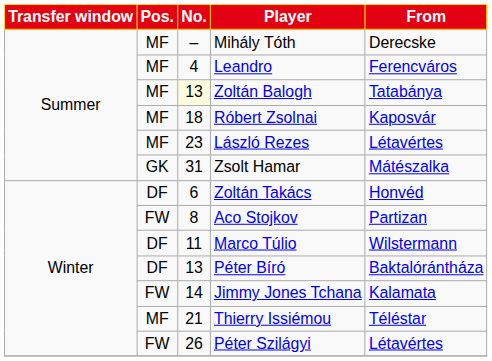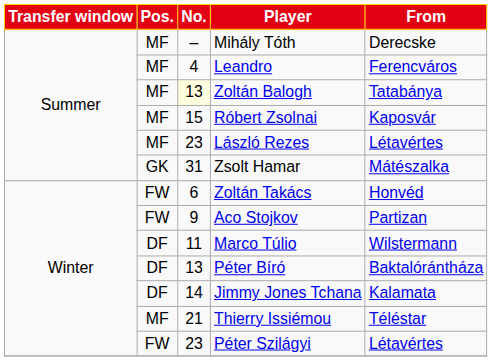(194, 117) 18 -> (194, 117) 15
(157, 192) DF -> (157, 192) FW
(194, 218) 8 -> (194, 218) 9
(157, 293) FW -> (157, 293) DF
(194, 343) 26 -> (194, 343) 23
